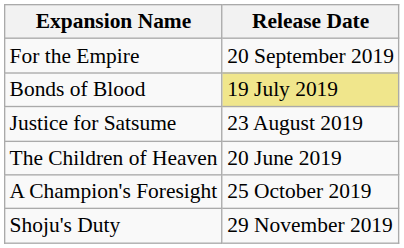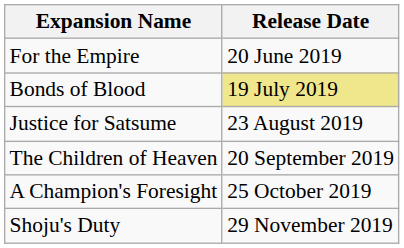(311, 55) 20 September 2019 -> (284, 55) 20 June 2019
(284, 157) 20 June 2019 -> (311, 157) 20 September 2019
